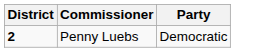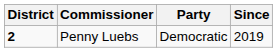+ column: (252, 15)
